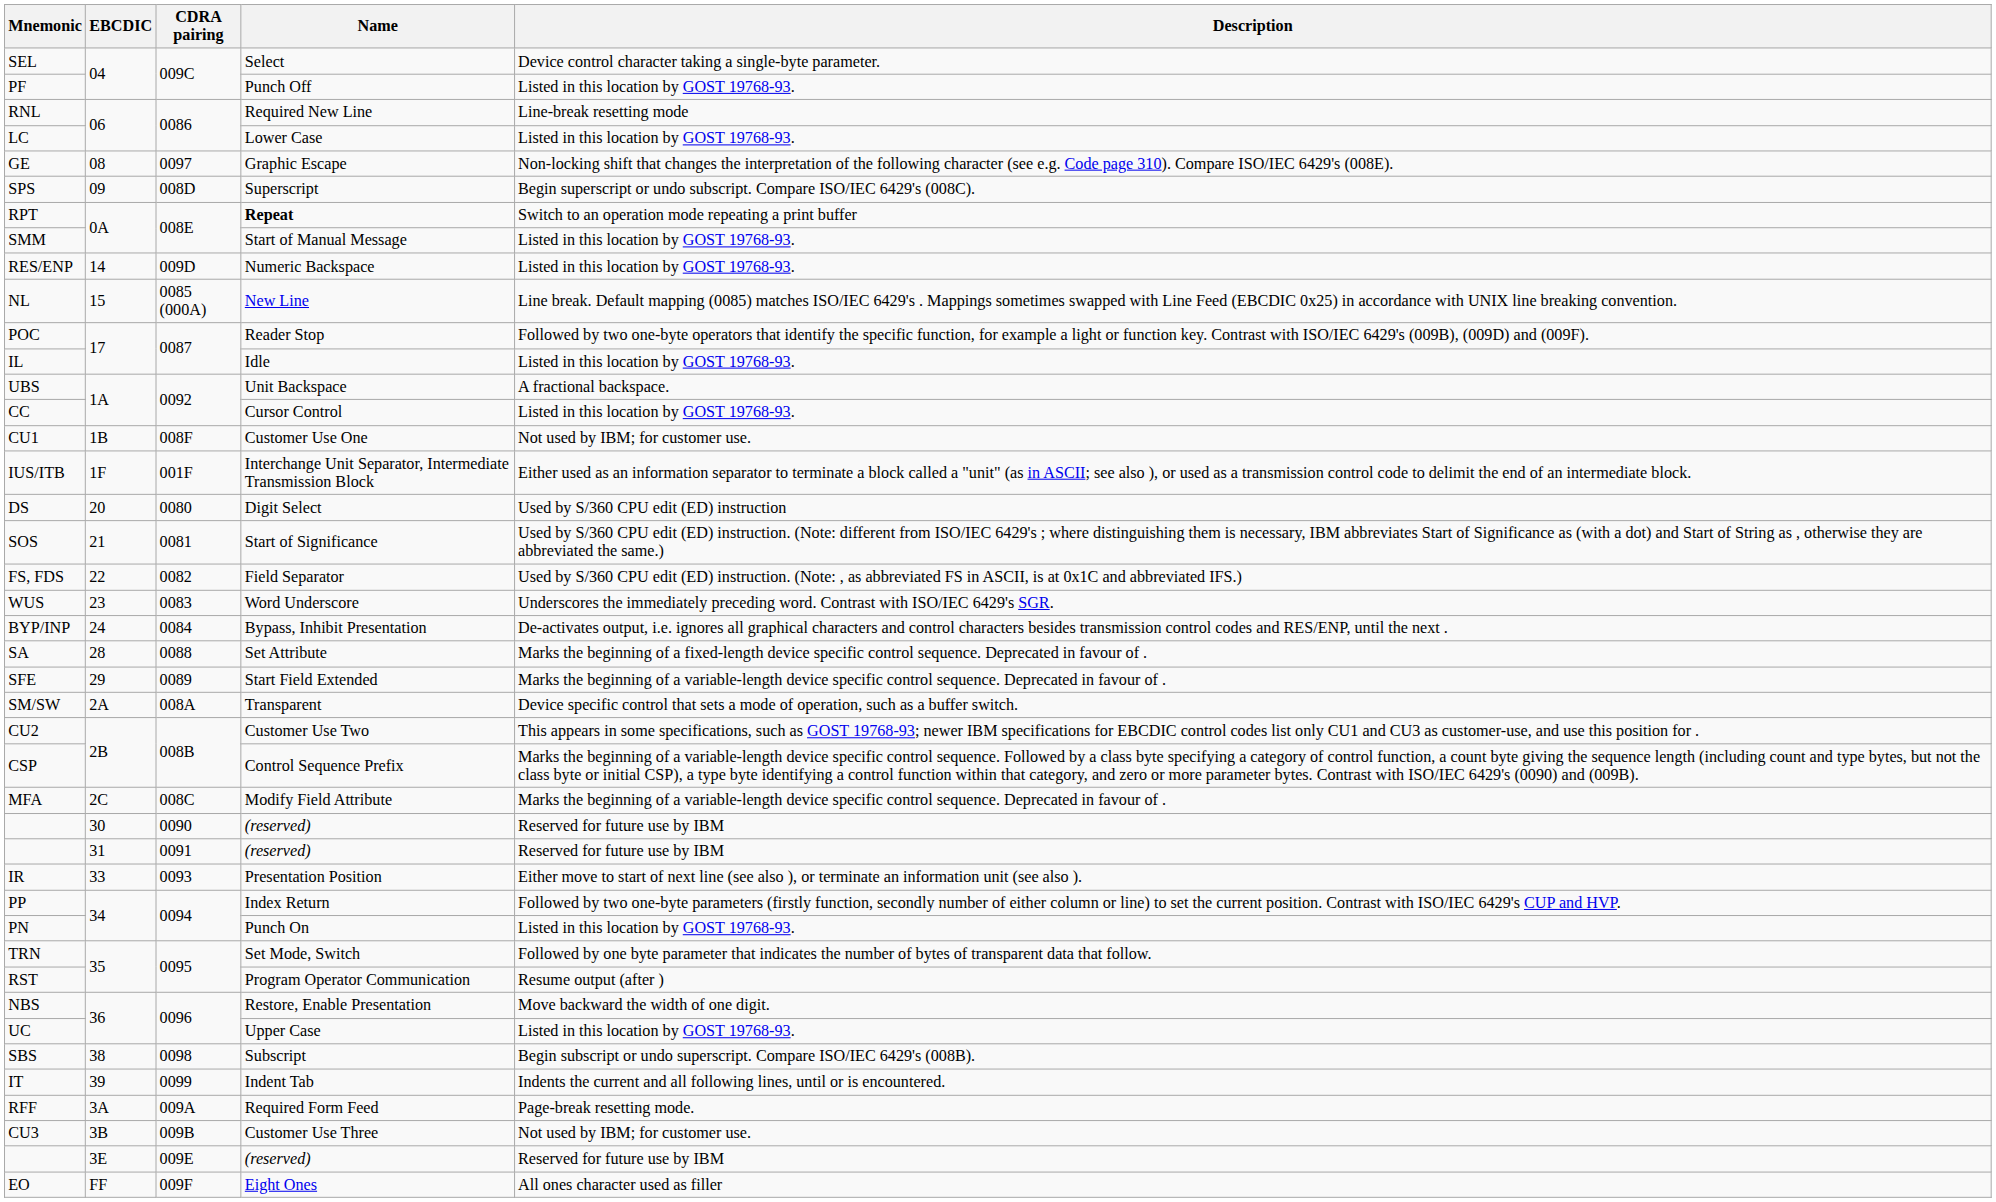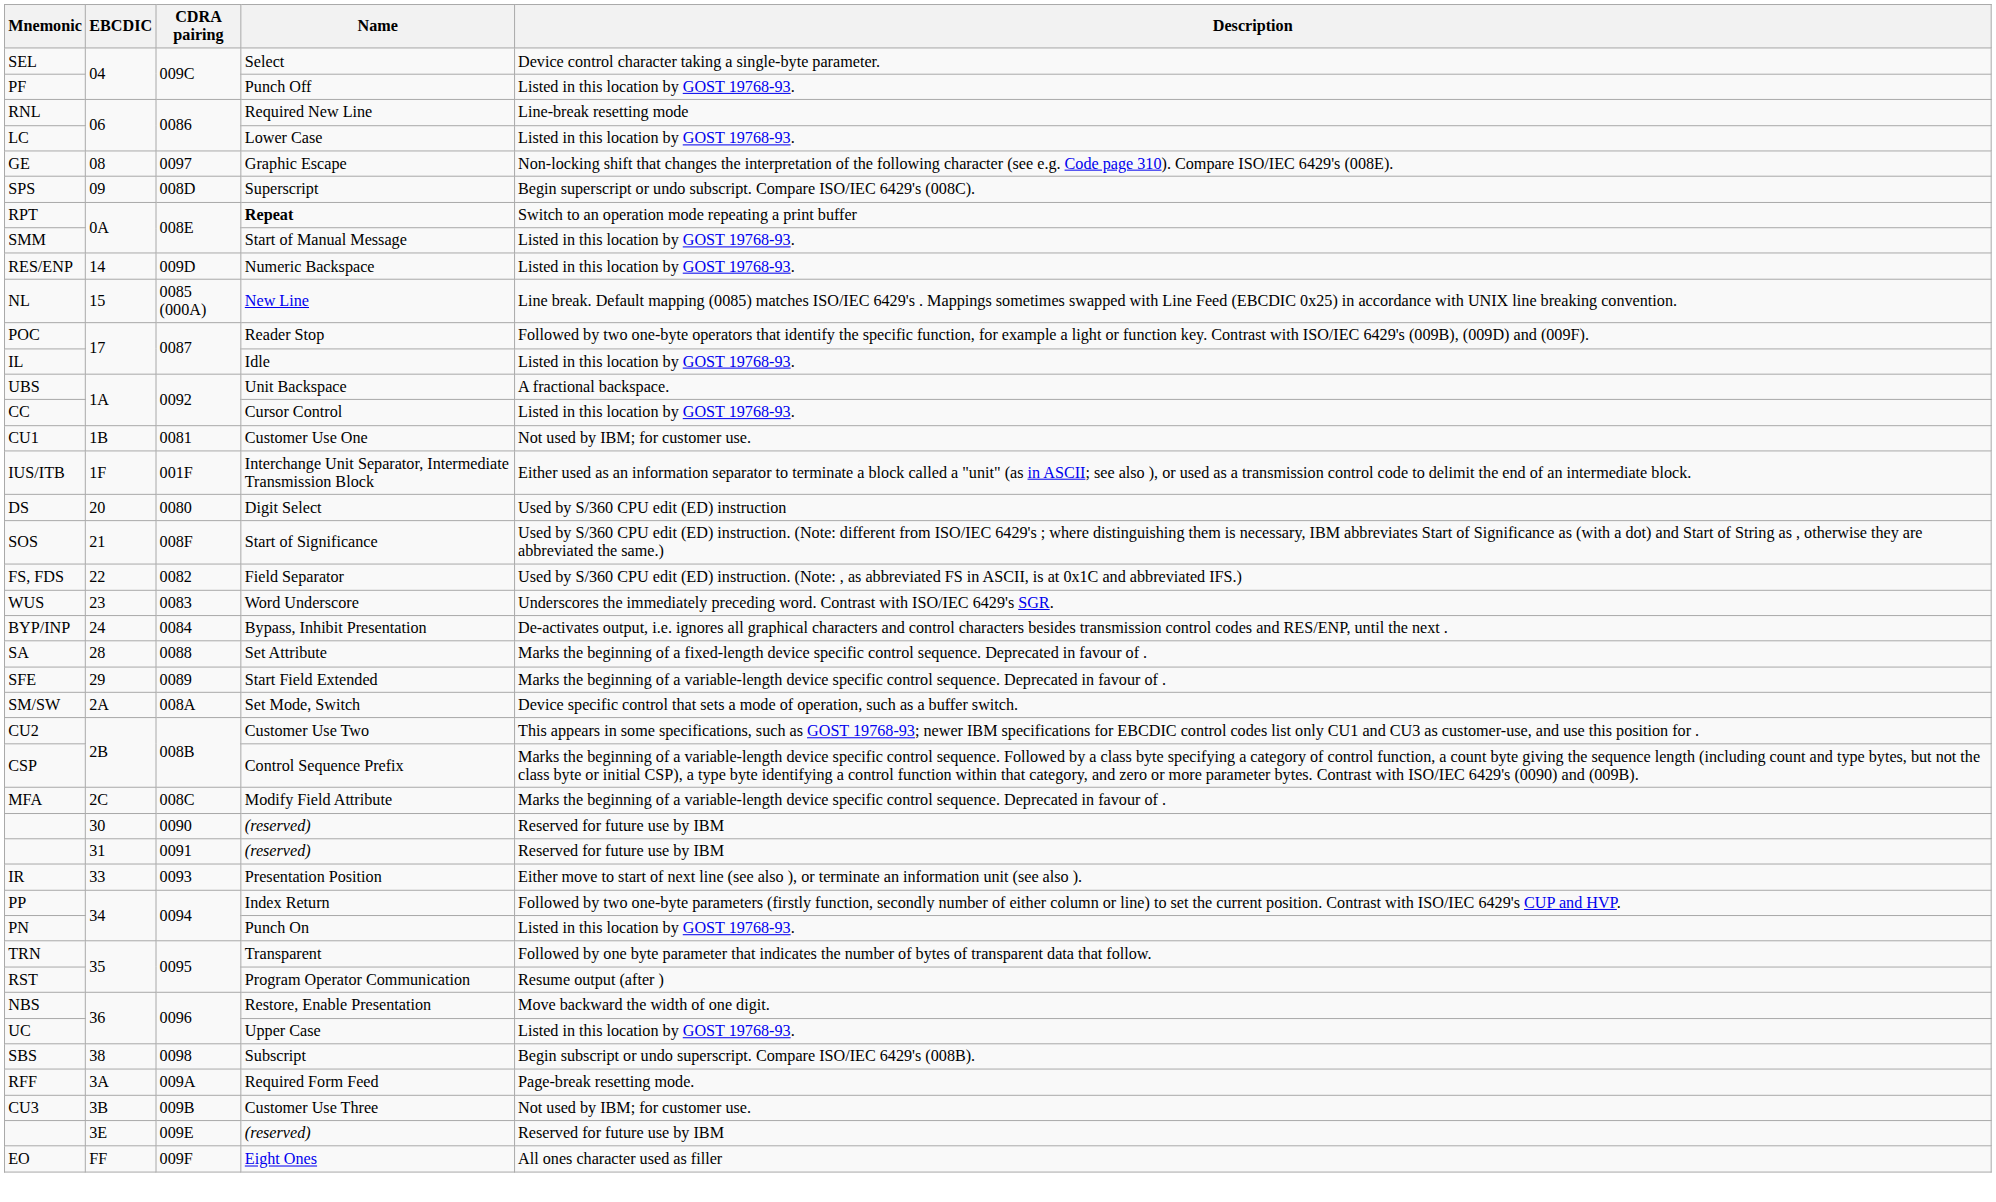(176, 438) 008F -> (176, 438) 0081
(176, 542) 0081 -> (176, 542) 008F
(283, 705) Transparent -> (303, 705) Set Mode, Switch
(303, 953) Set Mode, Switch -> (283, 953) Transparent
- row: (16, 1082)
